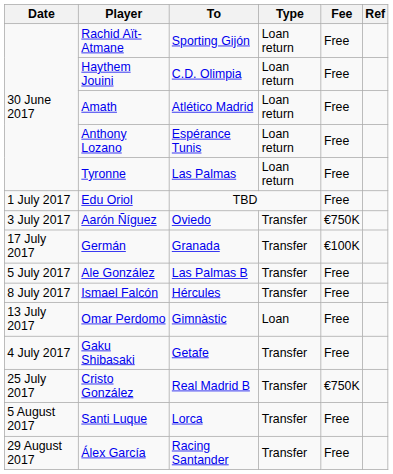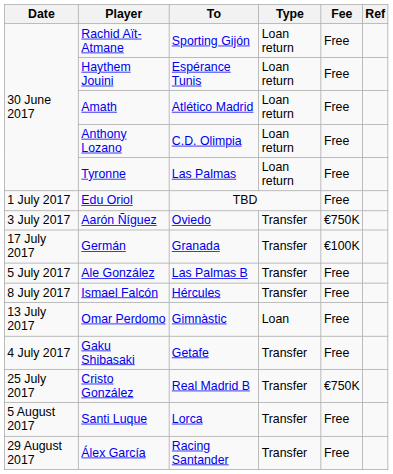(207, 74) C.D. Olimpia -> (201, 74) Espérance Tunis
(201, 140) Espérance Tunis -> (207, 140) C.D. Olimpia
